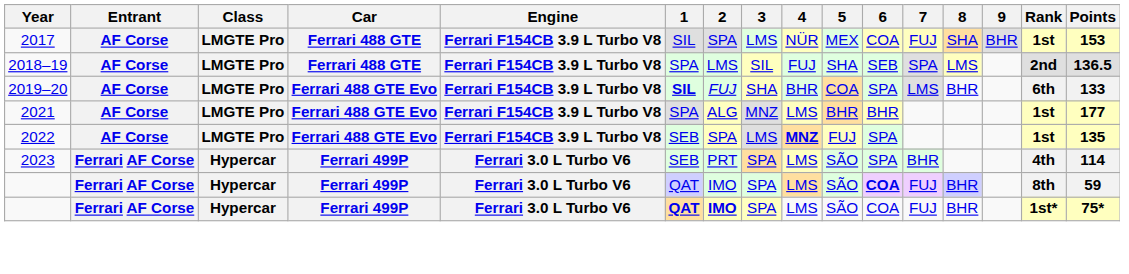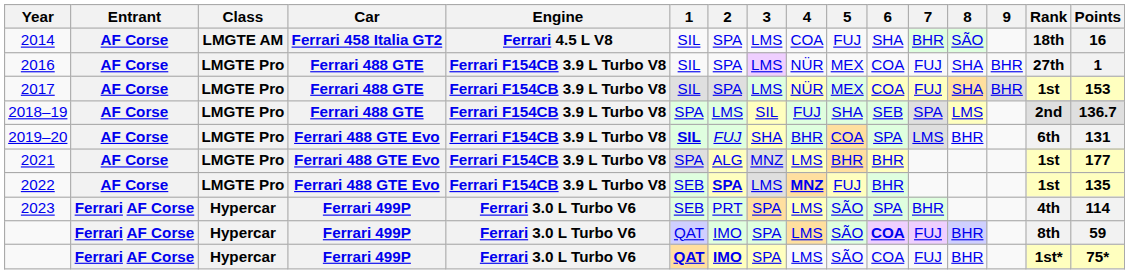+ row: (38, 40)
+ row: (38, 64)
(1093, 64) 136.5 -> (1098, 112) 136.7
(1093, 88) 133 -> (1098, 136) 131
(722, 136) normal -> (727, 184) bold
(883, 136) SPA -> (888, 184) BHR
